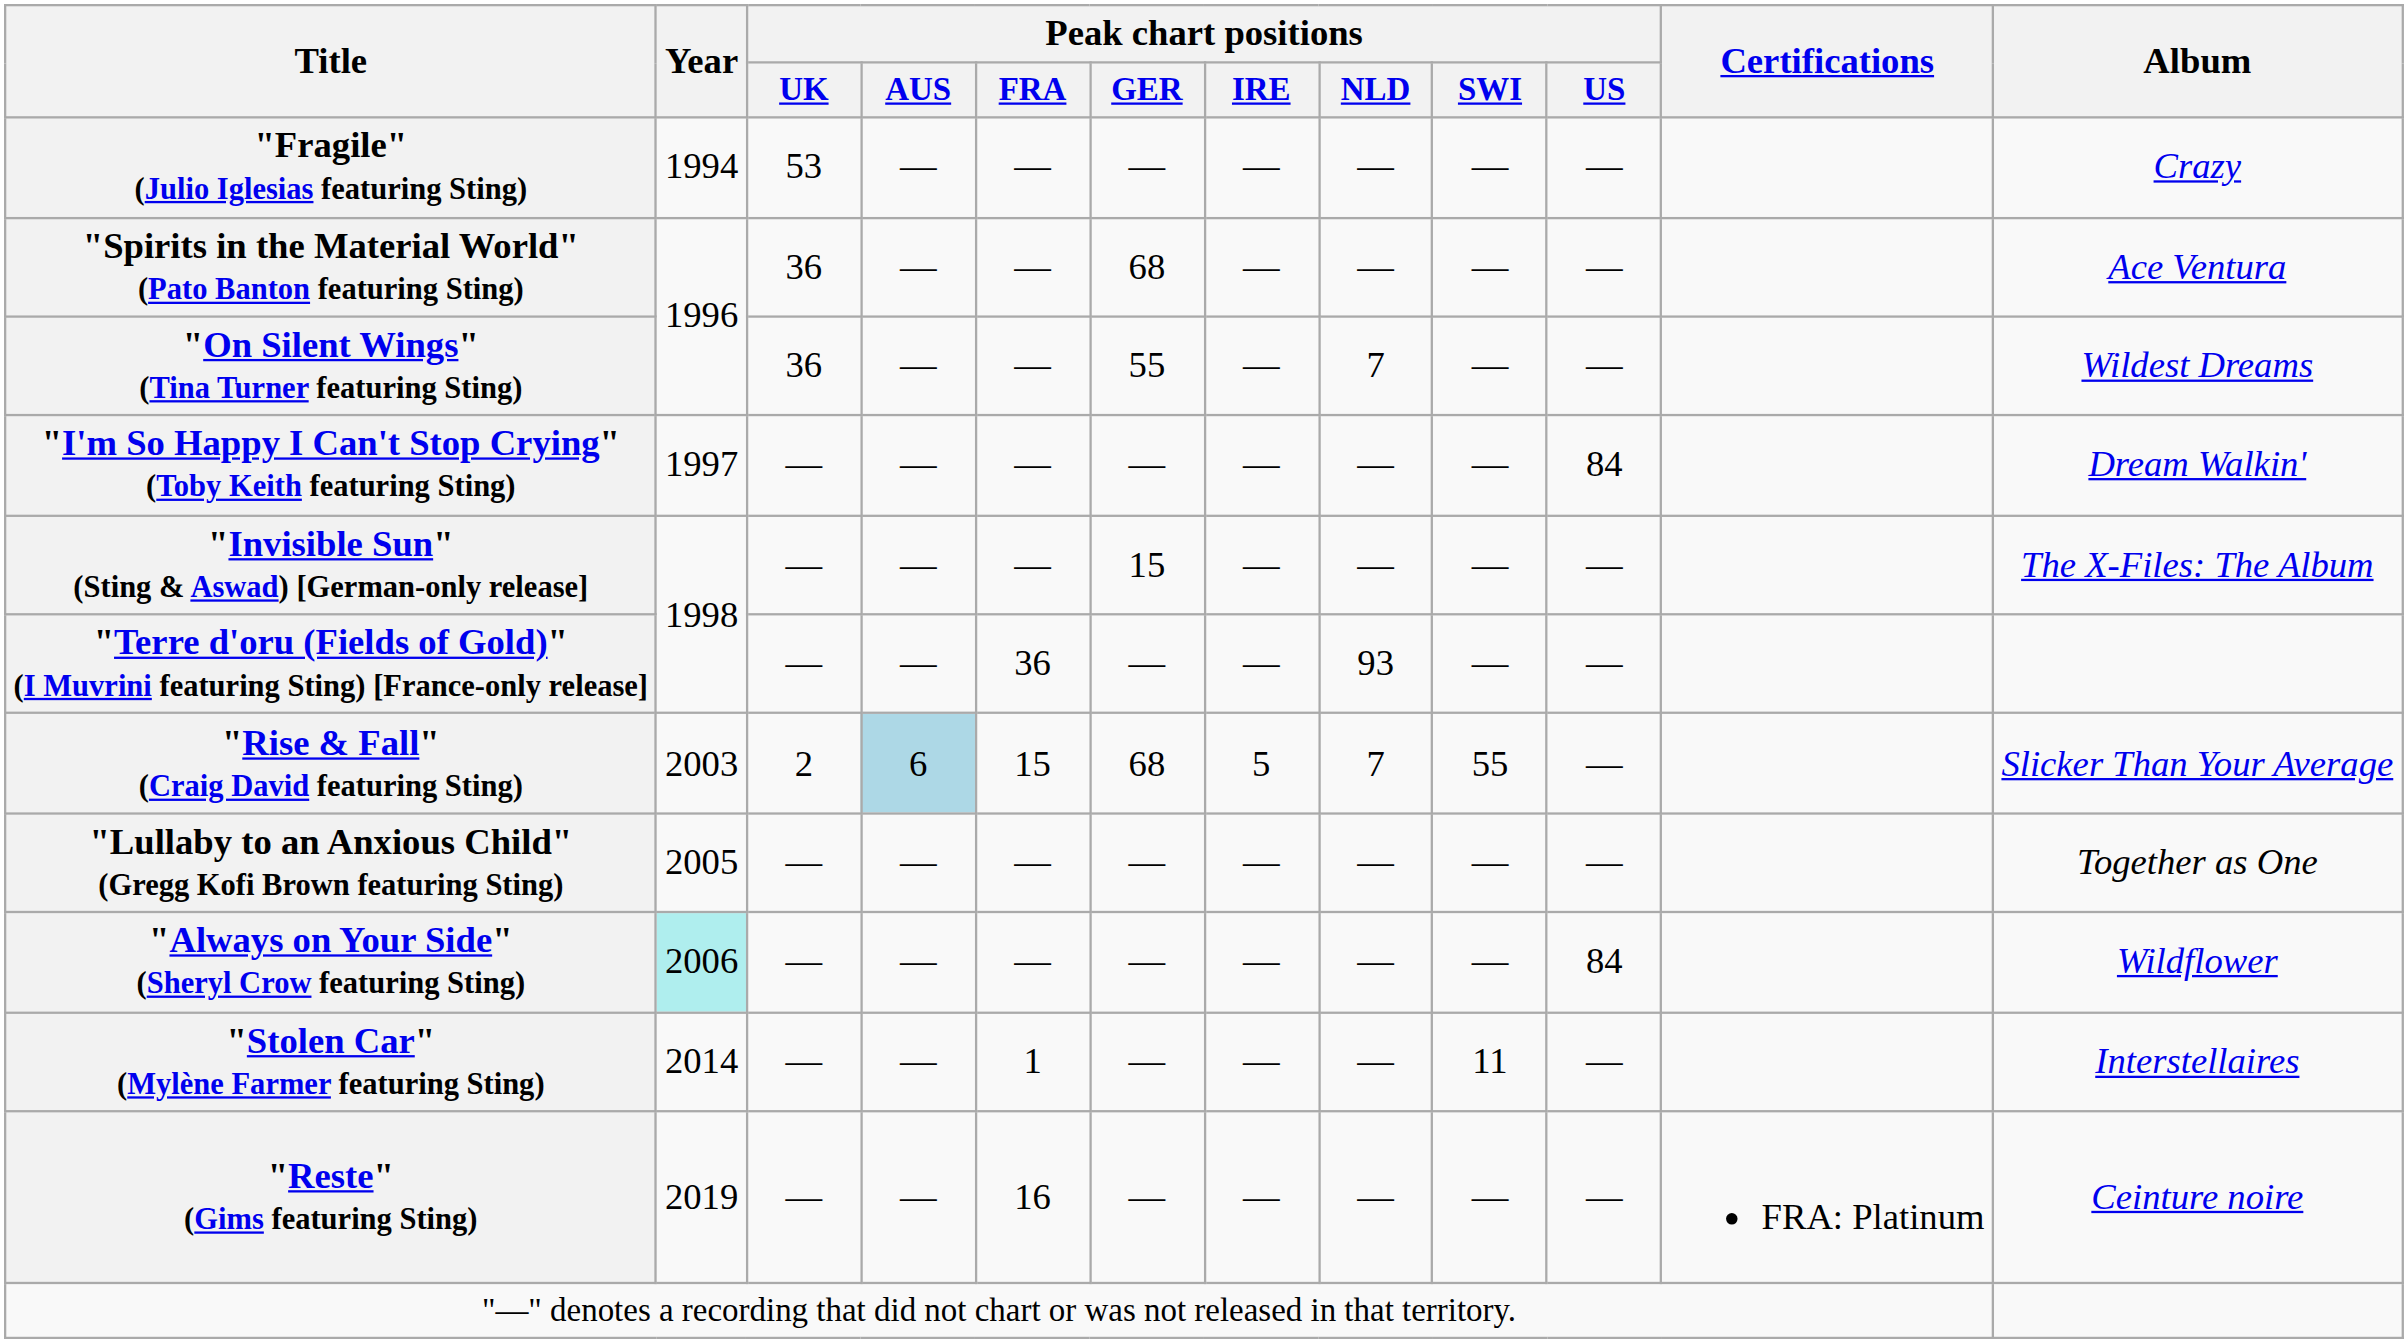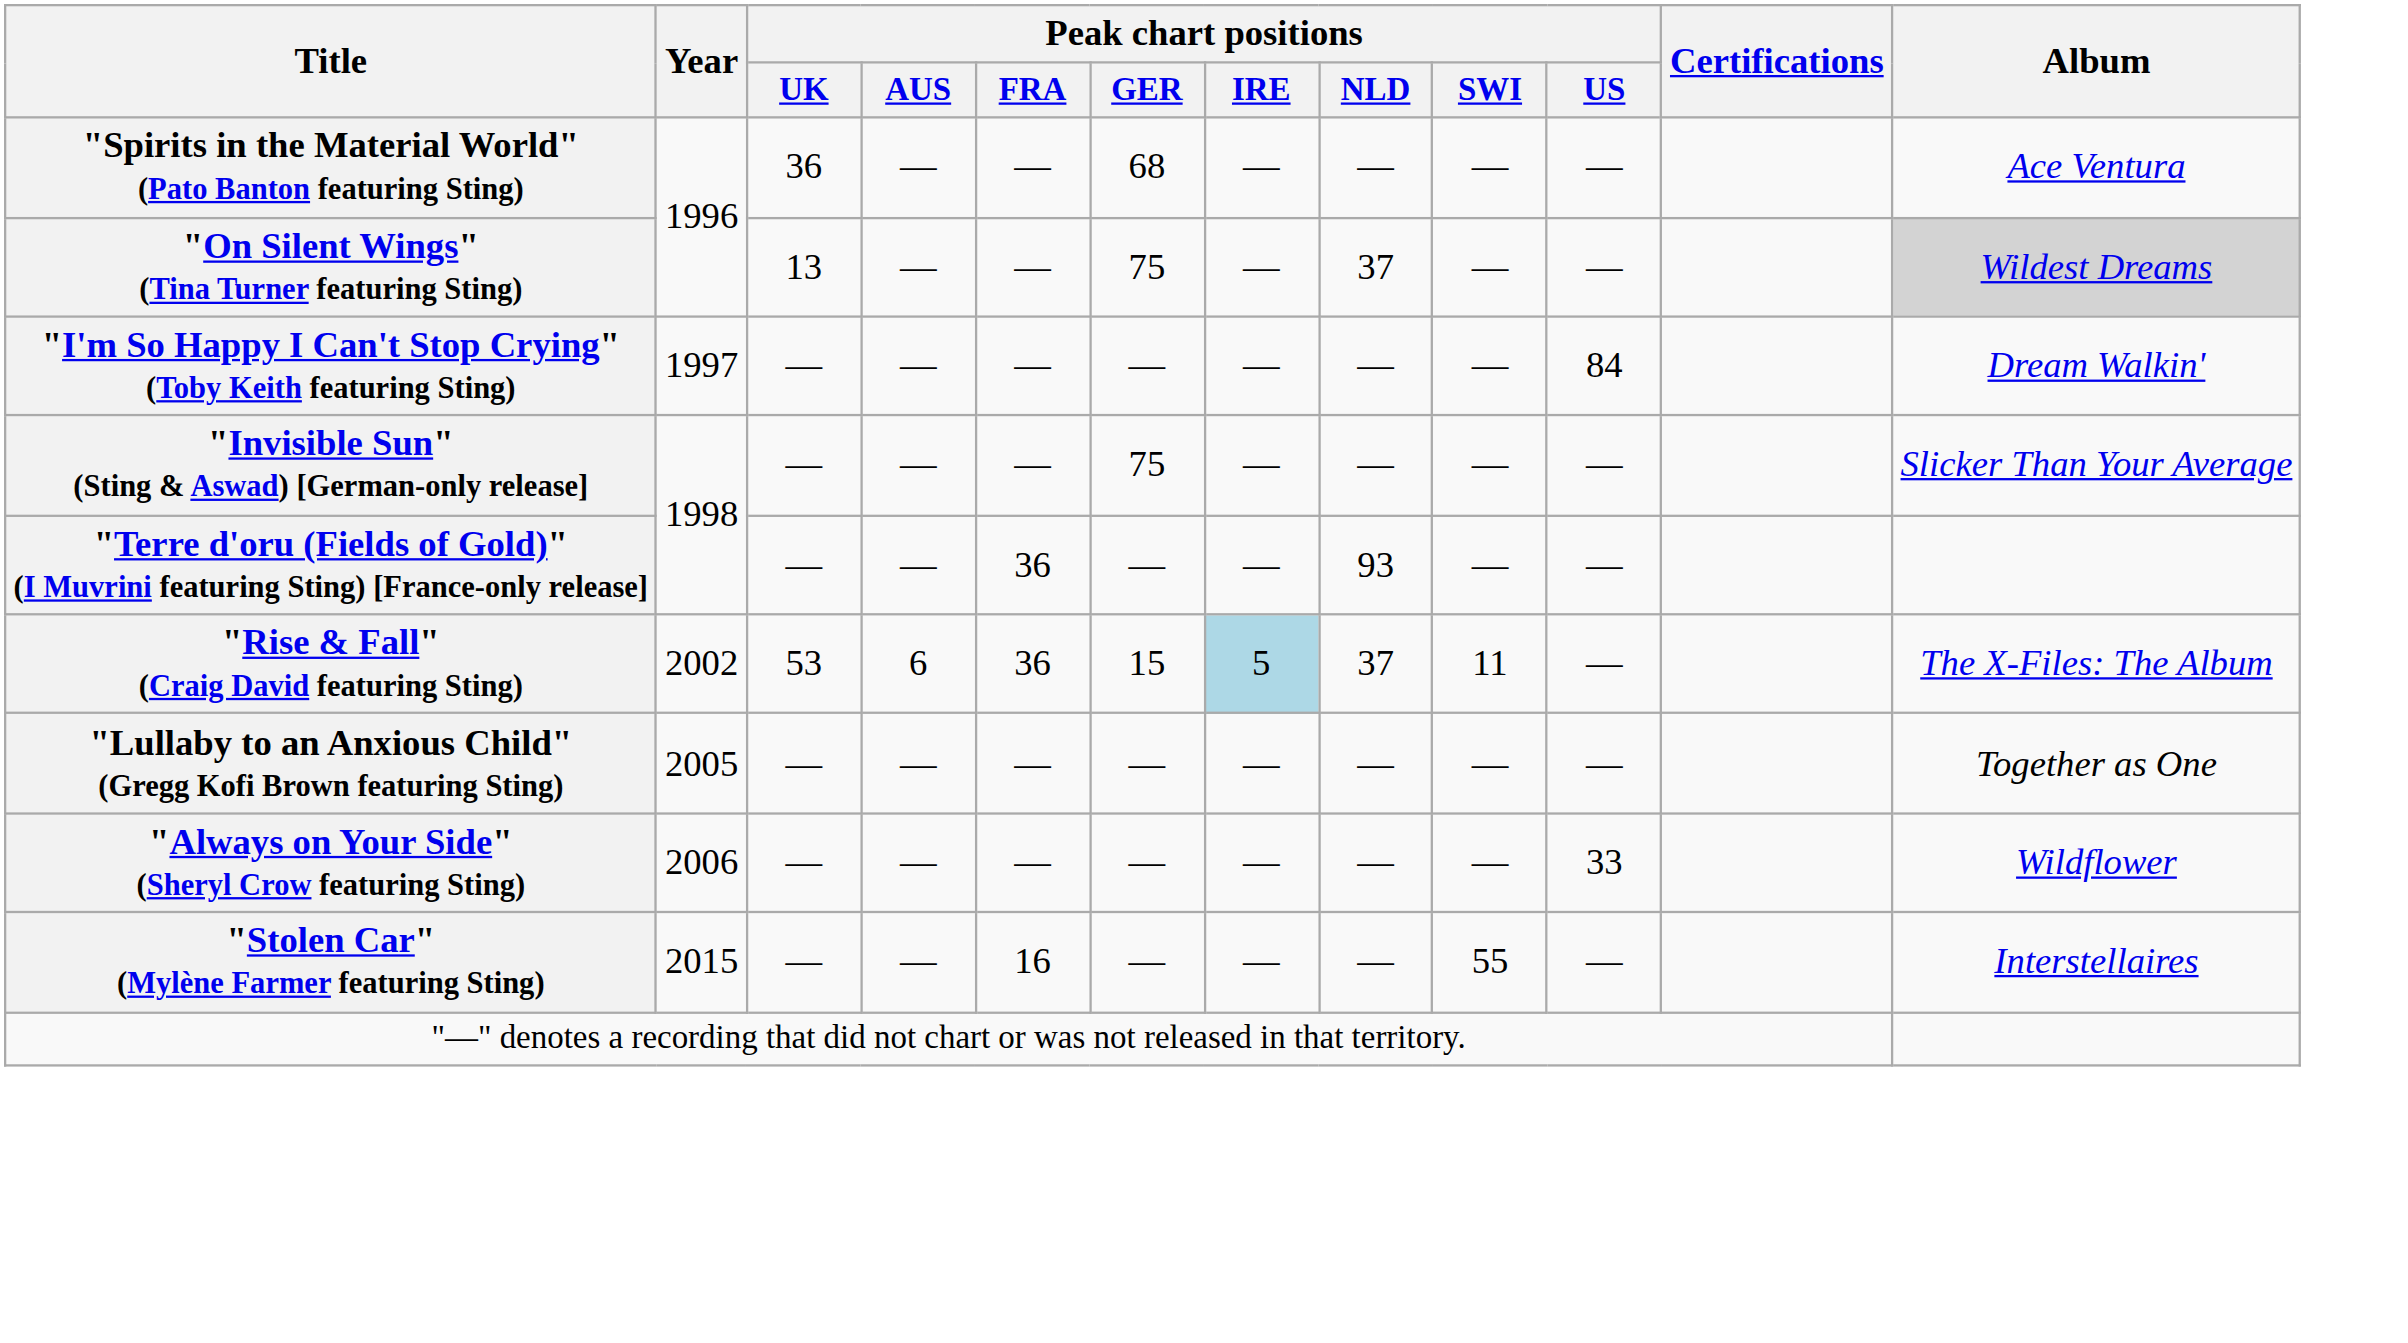- row: (331, 166)
(804, 365) 36 -> (804, 265) 13
(1147, 365) 55 -> (1147, 265) 75
(1376, 365) 7 -> (1376, 265) 37
(2197, 365) no background -> (2096, 265) lightgrey background
(1147, 563) 15 -> (1147, 464) 75
(2197, 563) The X-Files: The Album -> (2096, 464) Slicker Than Your Average
(702, 762) 2003 -> (702, 663) 2002
(804, 762) 2 -> (804, 663) 53
(918, 762) lightblue background -> (918, 663) no background
(1033, 762) 15 -> (1033, 663) 36
(1147, 762) 68 -> (1147, 663) 15
(1261, 762) no background -> (1261, 663) lightblue background
(1376, 762) 7 -> (1376, 663) 37
(1490, 762) 55 -> (1490, 663) 11
(2197, 762) Slicker Than Your Average -> (2096, 663) The X-Files: The Album
(702, 961) paleturquoise background -> (702, 861) no background
(1604, 961) 84 -> (1604, 861) 33
(702, 1060) 2014 -> (702, 961) 2015
(1033, 1060) 1 -> (1033, 961) 16
(1490, 1060) 11 -> (1490, 961) 55
- row: (331, 1196)
